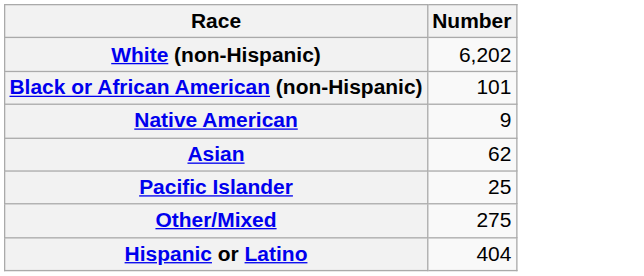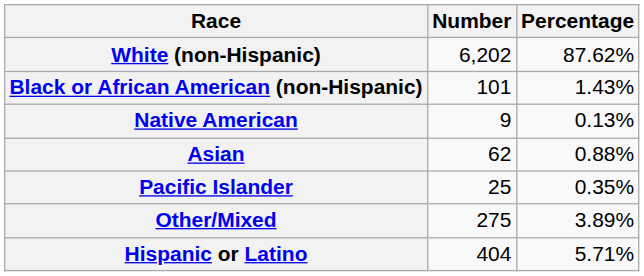+ column: (578, 21)
